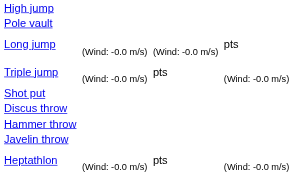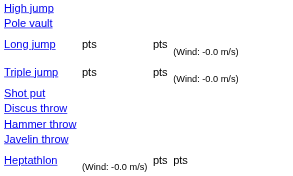(115, 51) (Wind: -0.0 m/s) -> (89, 45) pts
(186, 51) (Wind: -0.0 m/s) -> (160, 45) pts
(231, 45) pts -> (206, 51) (Wind: -0.0 m/s)
(115, 79) (Wind: -0.0 m/s) -> (89, 72) pts
(257, 167) (Wind: -0.0 m/s) -> (181, 160) pts
